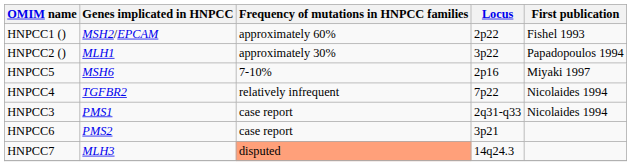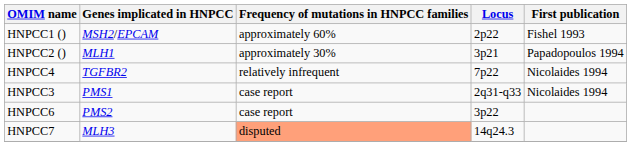(486, 53) 3p22 -> (486, 53) 3p21
- row: (31, 72)
(486, 131) 3p21 -> (486, 111) 3p22
